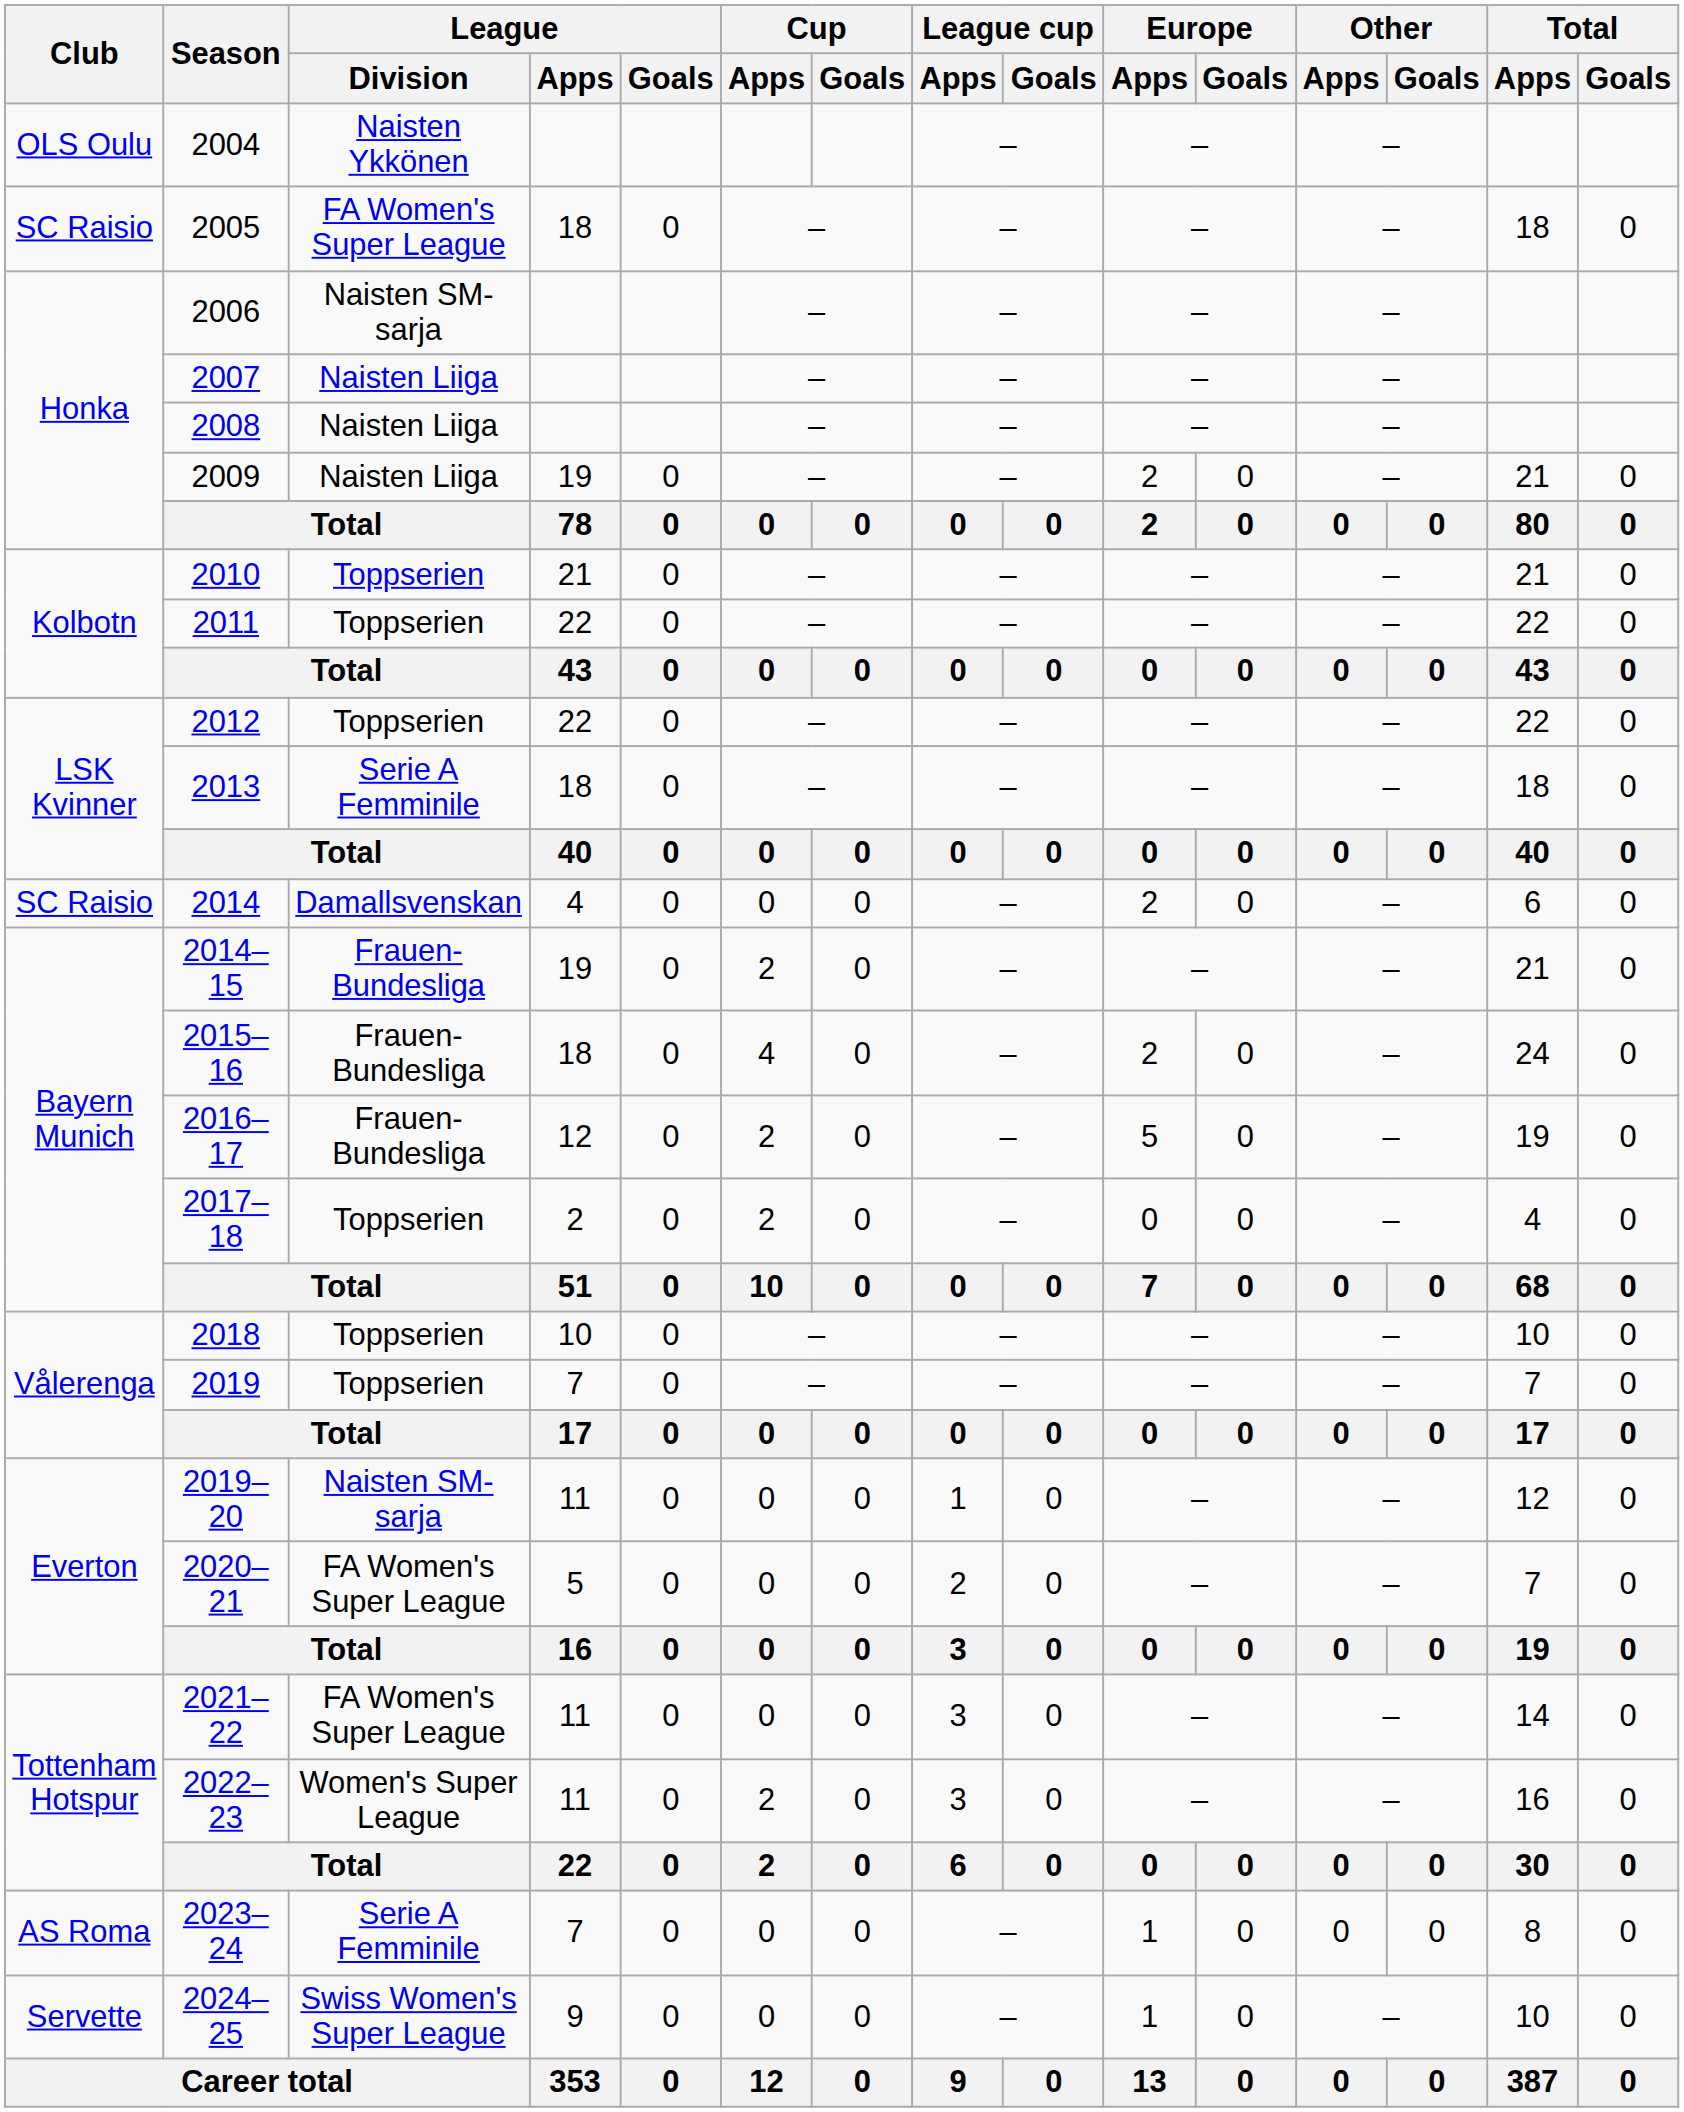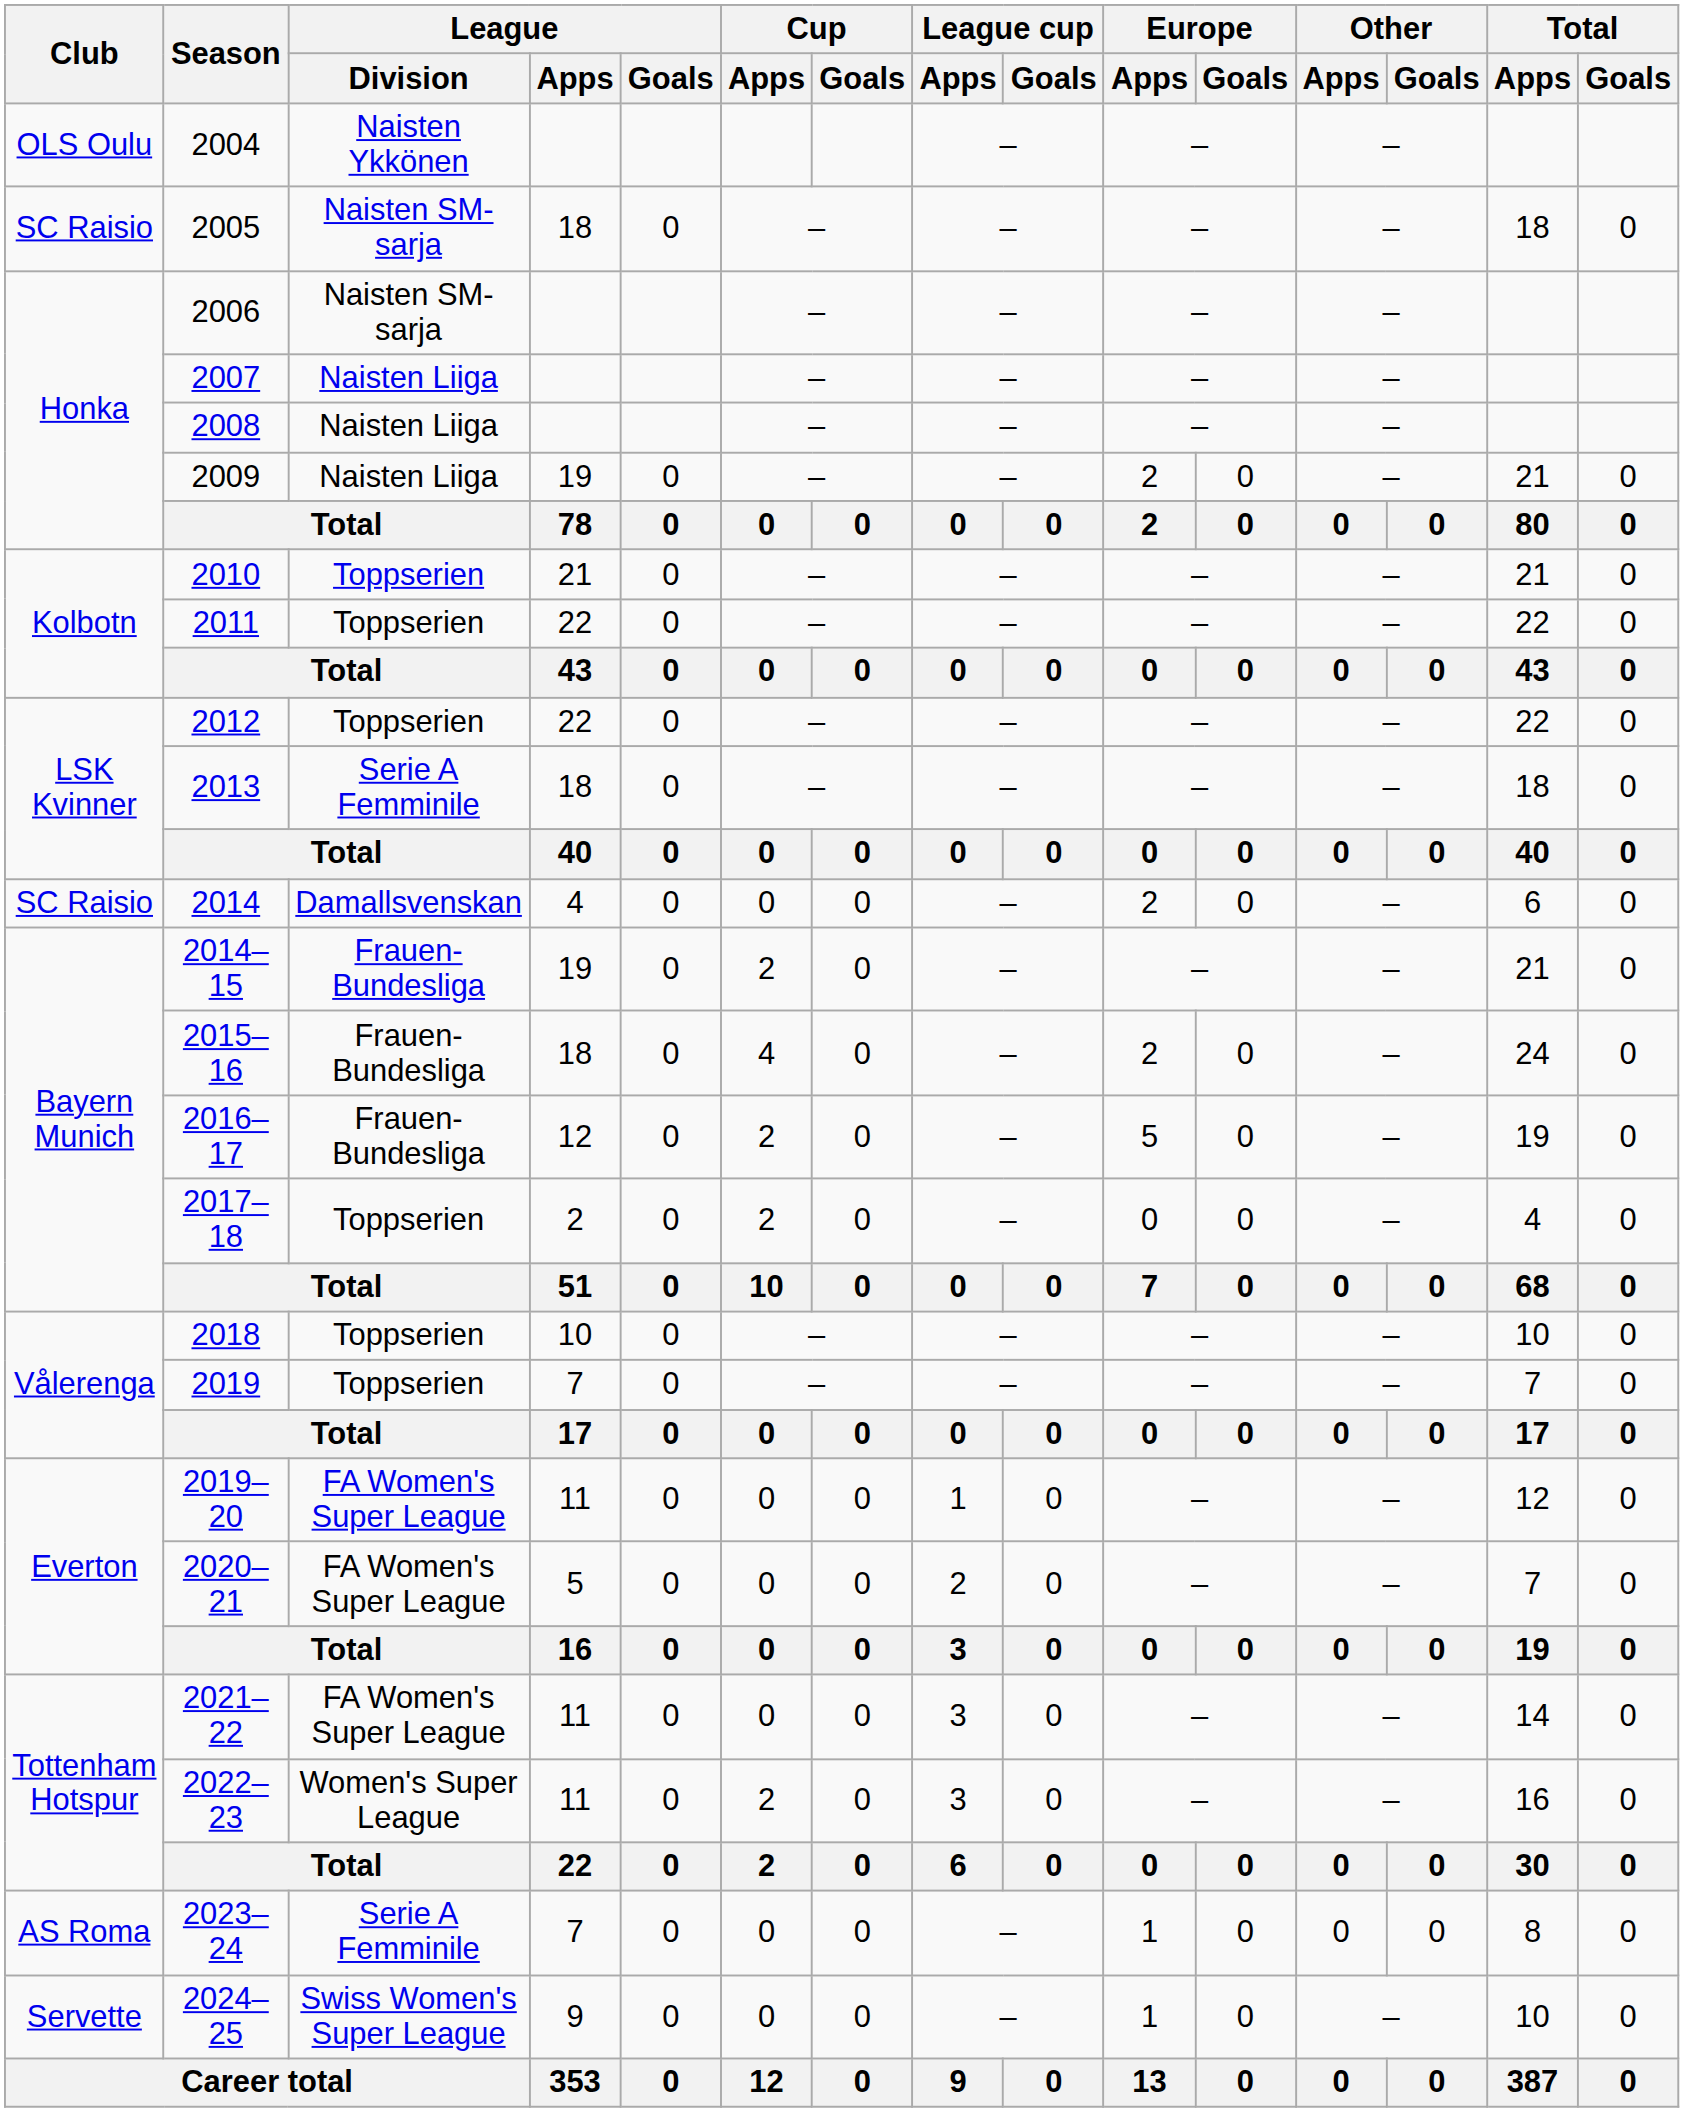(409, 228) FA Women's Super League -> (409, 228) Naisten SM-sarja
(409, 1499) Naisten SM-sarja -> (409, 1499) FA Women's Super League
